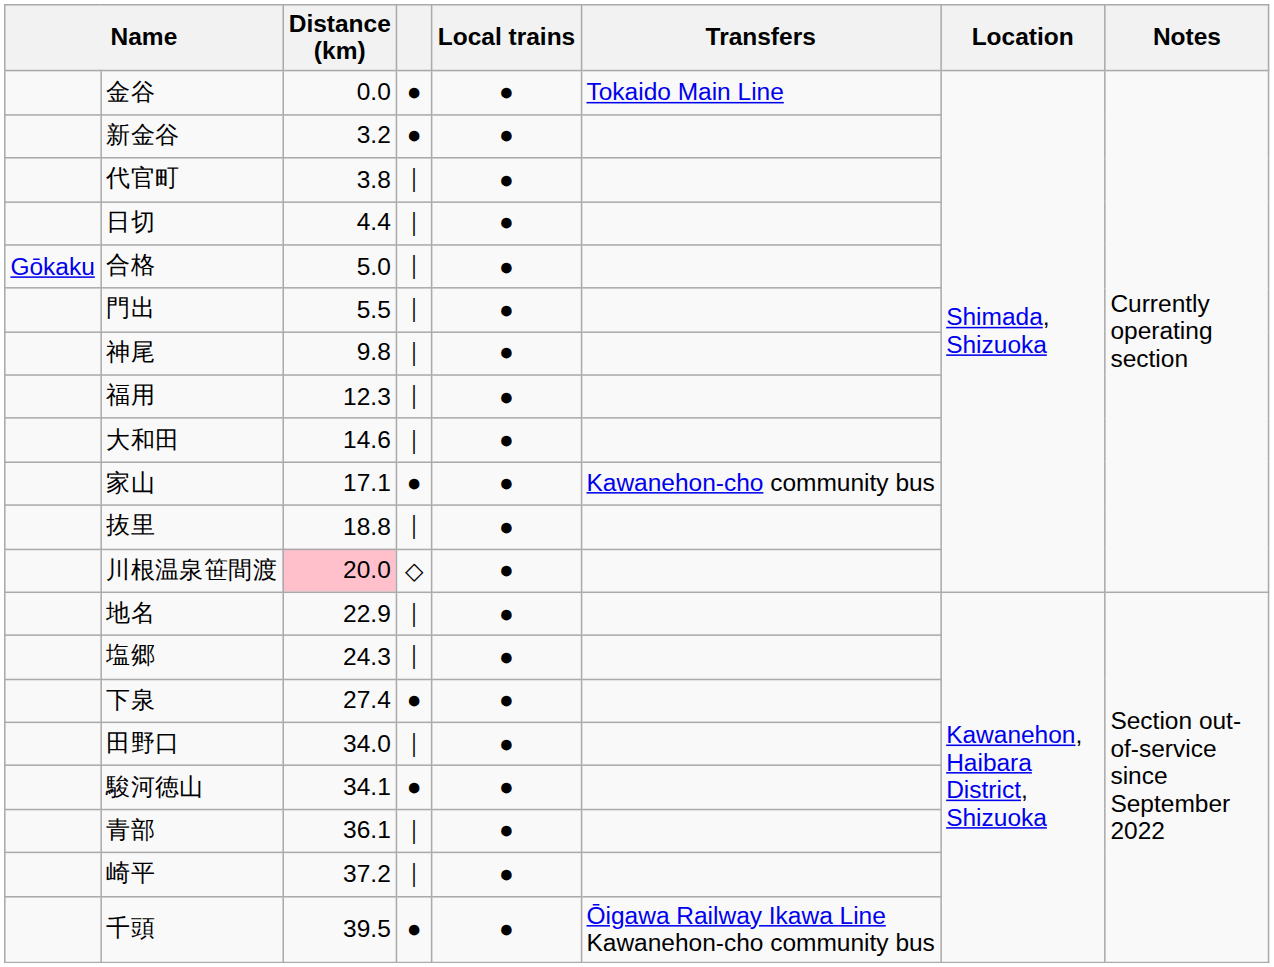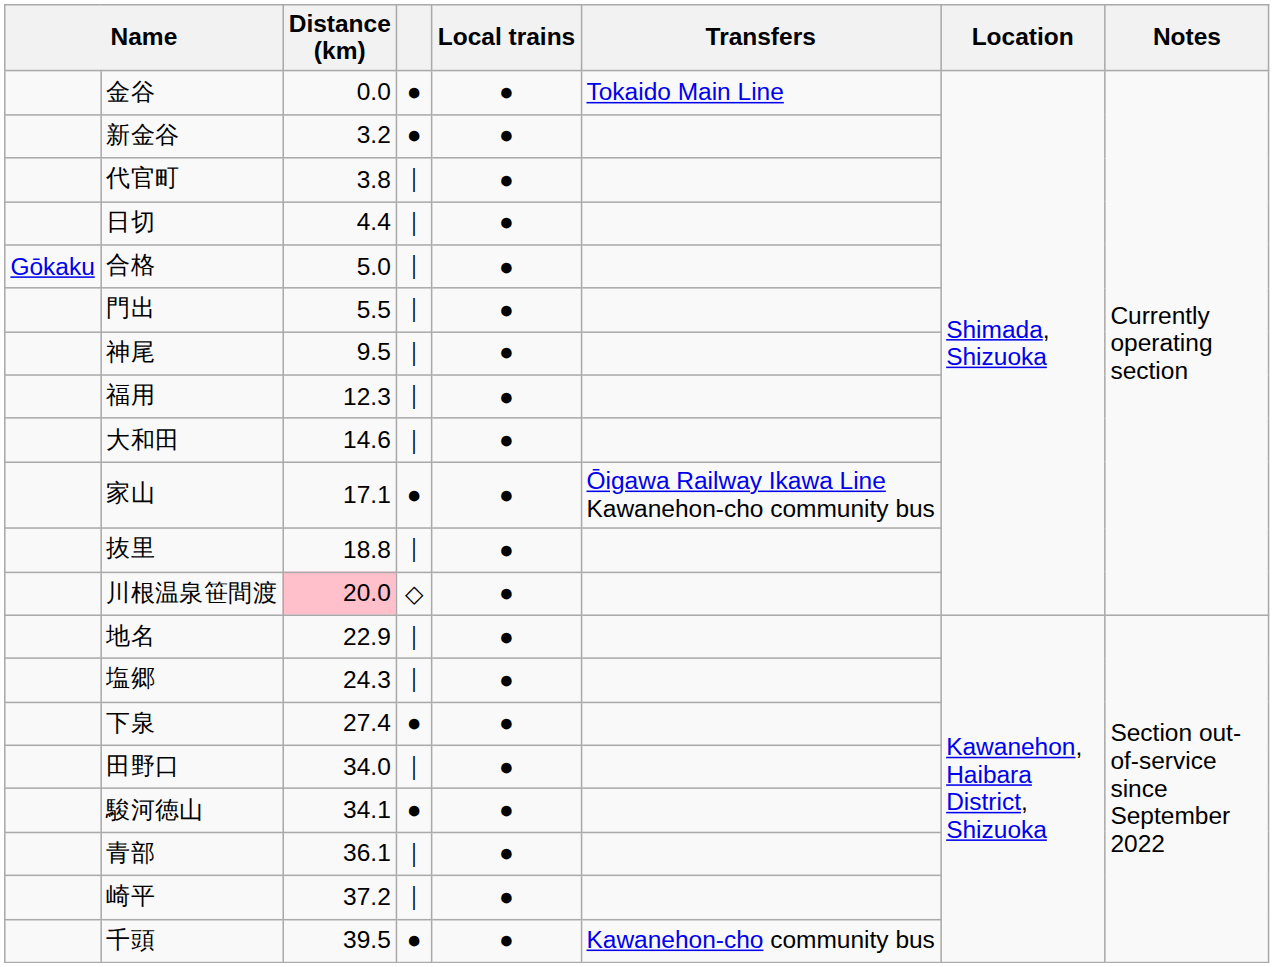(374, 353) 9.8 -> (374, 353) 9.5
(761, 483) Kawanehon-cho community bus -> (761, 494) Ōigawa Railway Ikawa Line Kawanehon-cho community bus
(761, 928) Ōigawa Railway Ikawa Line Kawanehon-cho community bus -> (761, 940) Kawanehon-cho community bus
